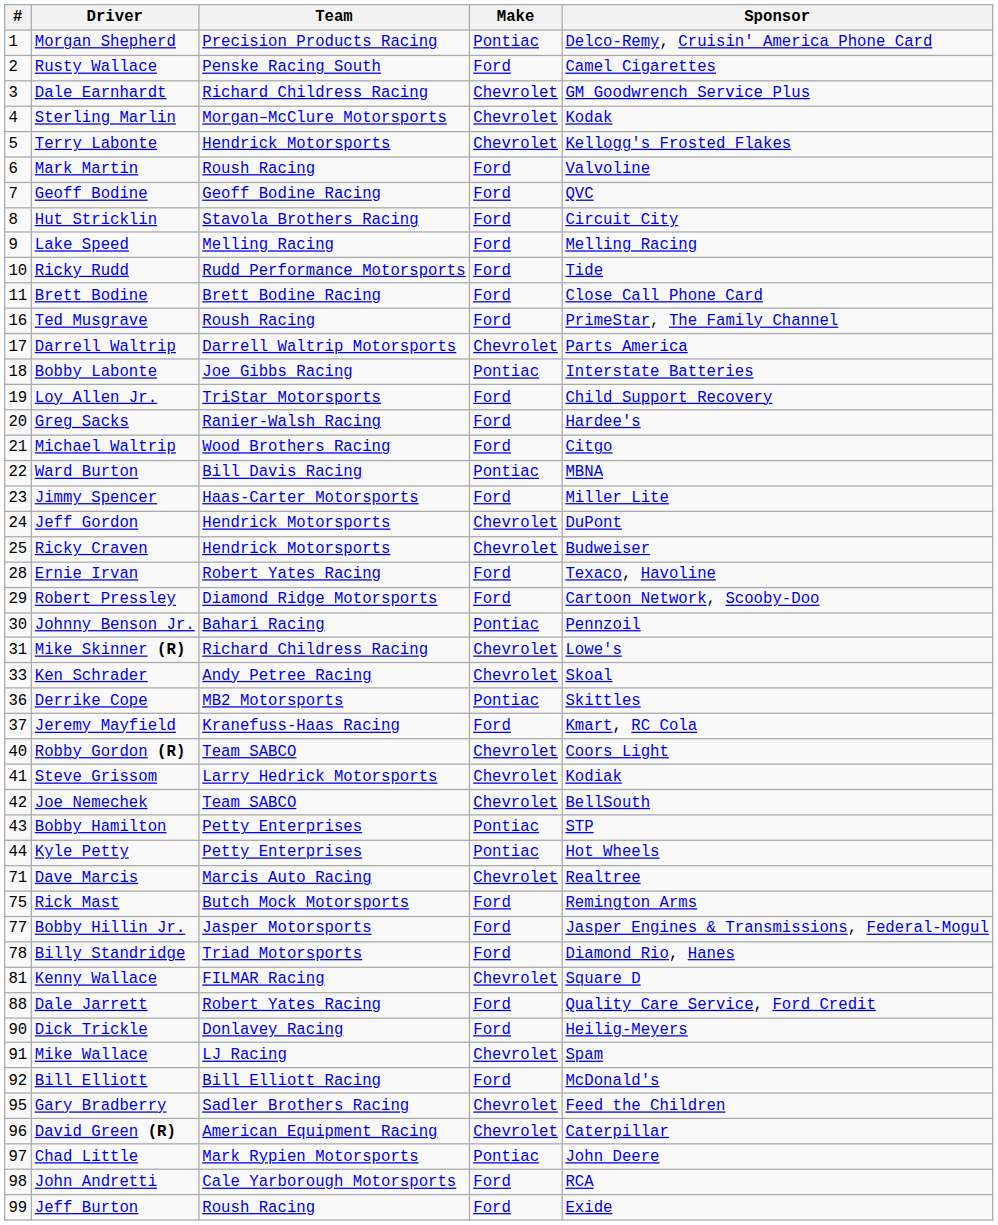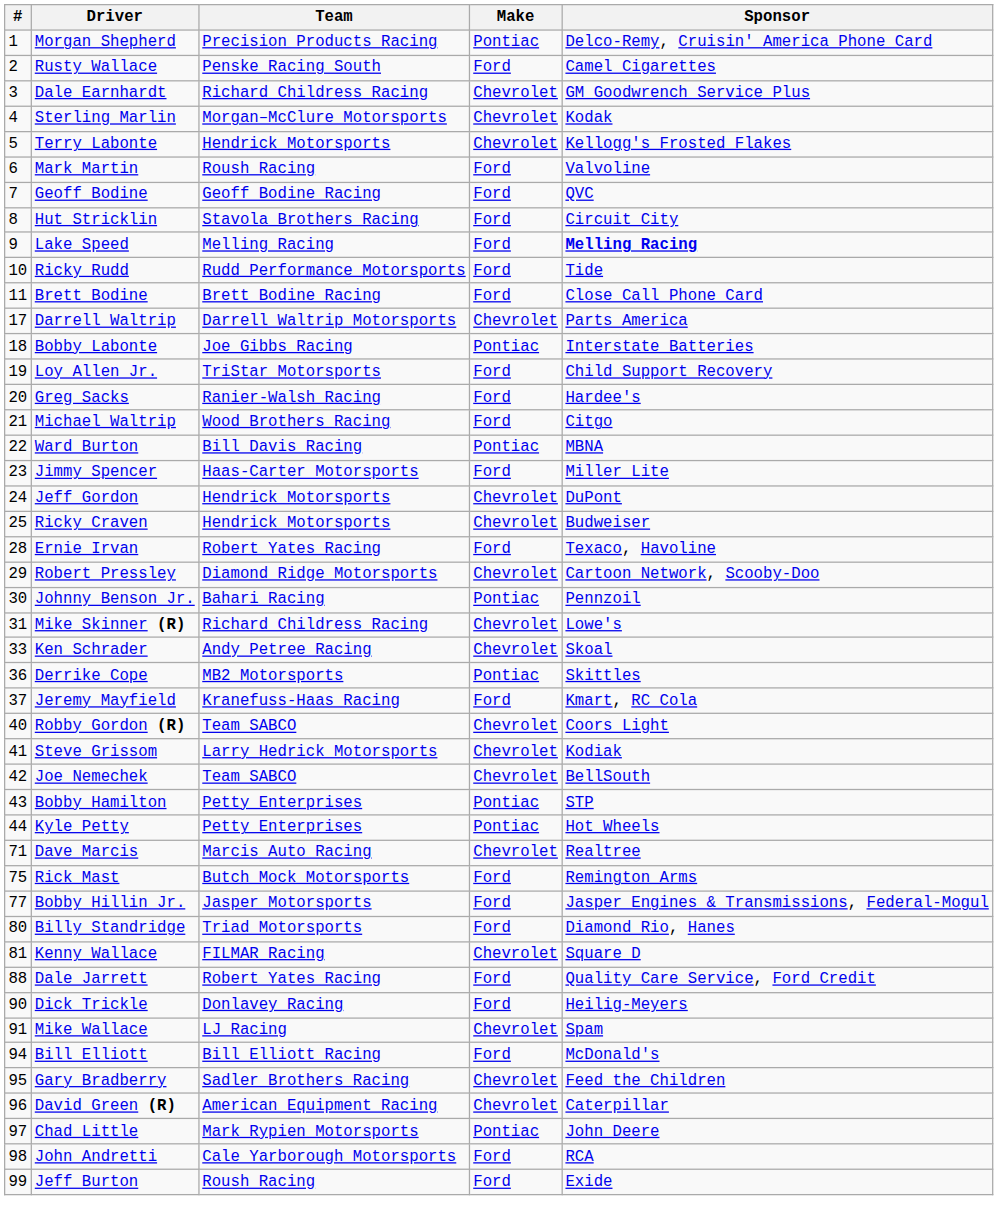(631, 246) normal -> (631, 246) bold
- row: (91, 321)
(492, 600) Ford -> (516, 575) Chevrolet
(18, 955) 78 -> (18, 929) 80
(18, 1081) 92 -> (18, 1056) 94
